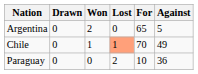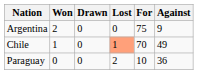columns swapped: (97, 12) <-> (67, 12)
(141, 28) 65 -> (141, 28) 75
(160, 28) 5 -> (160, 28) 9
